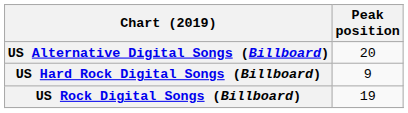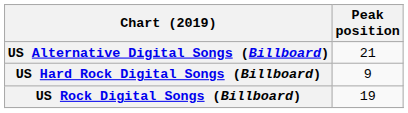(368, 53) 20 -> (368, 53) 21
